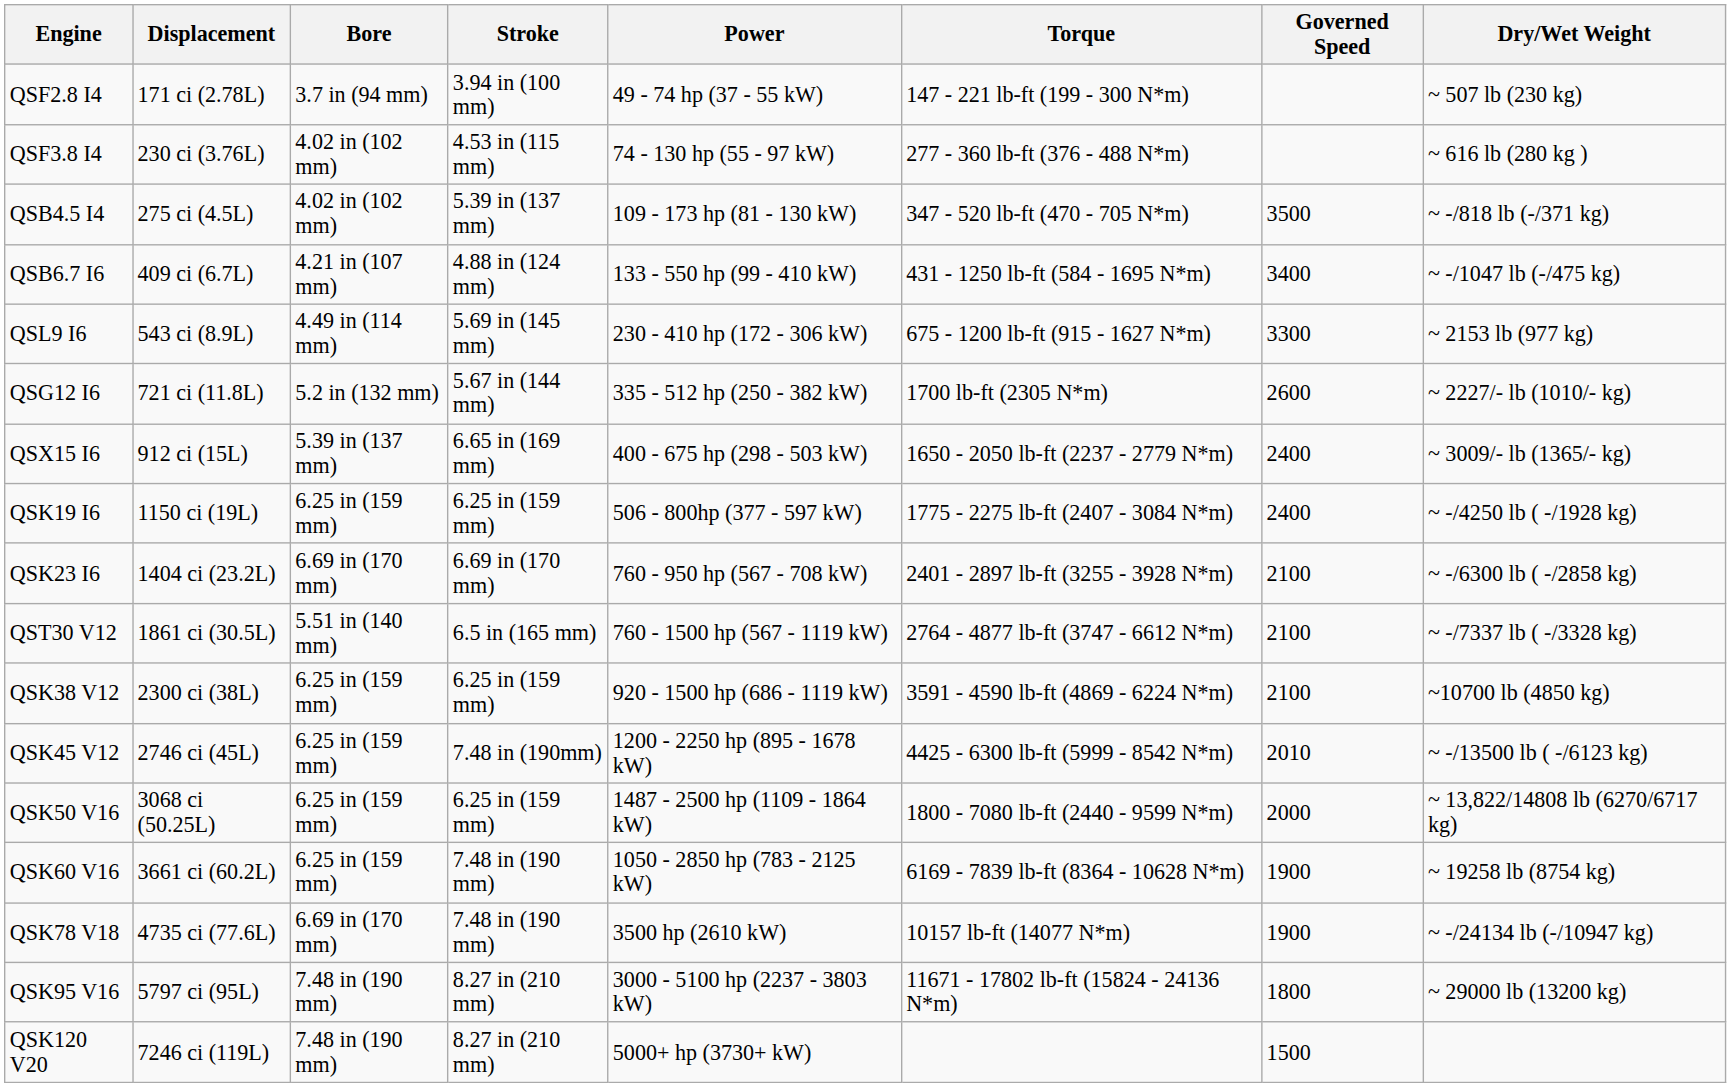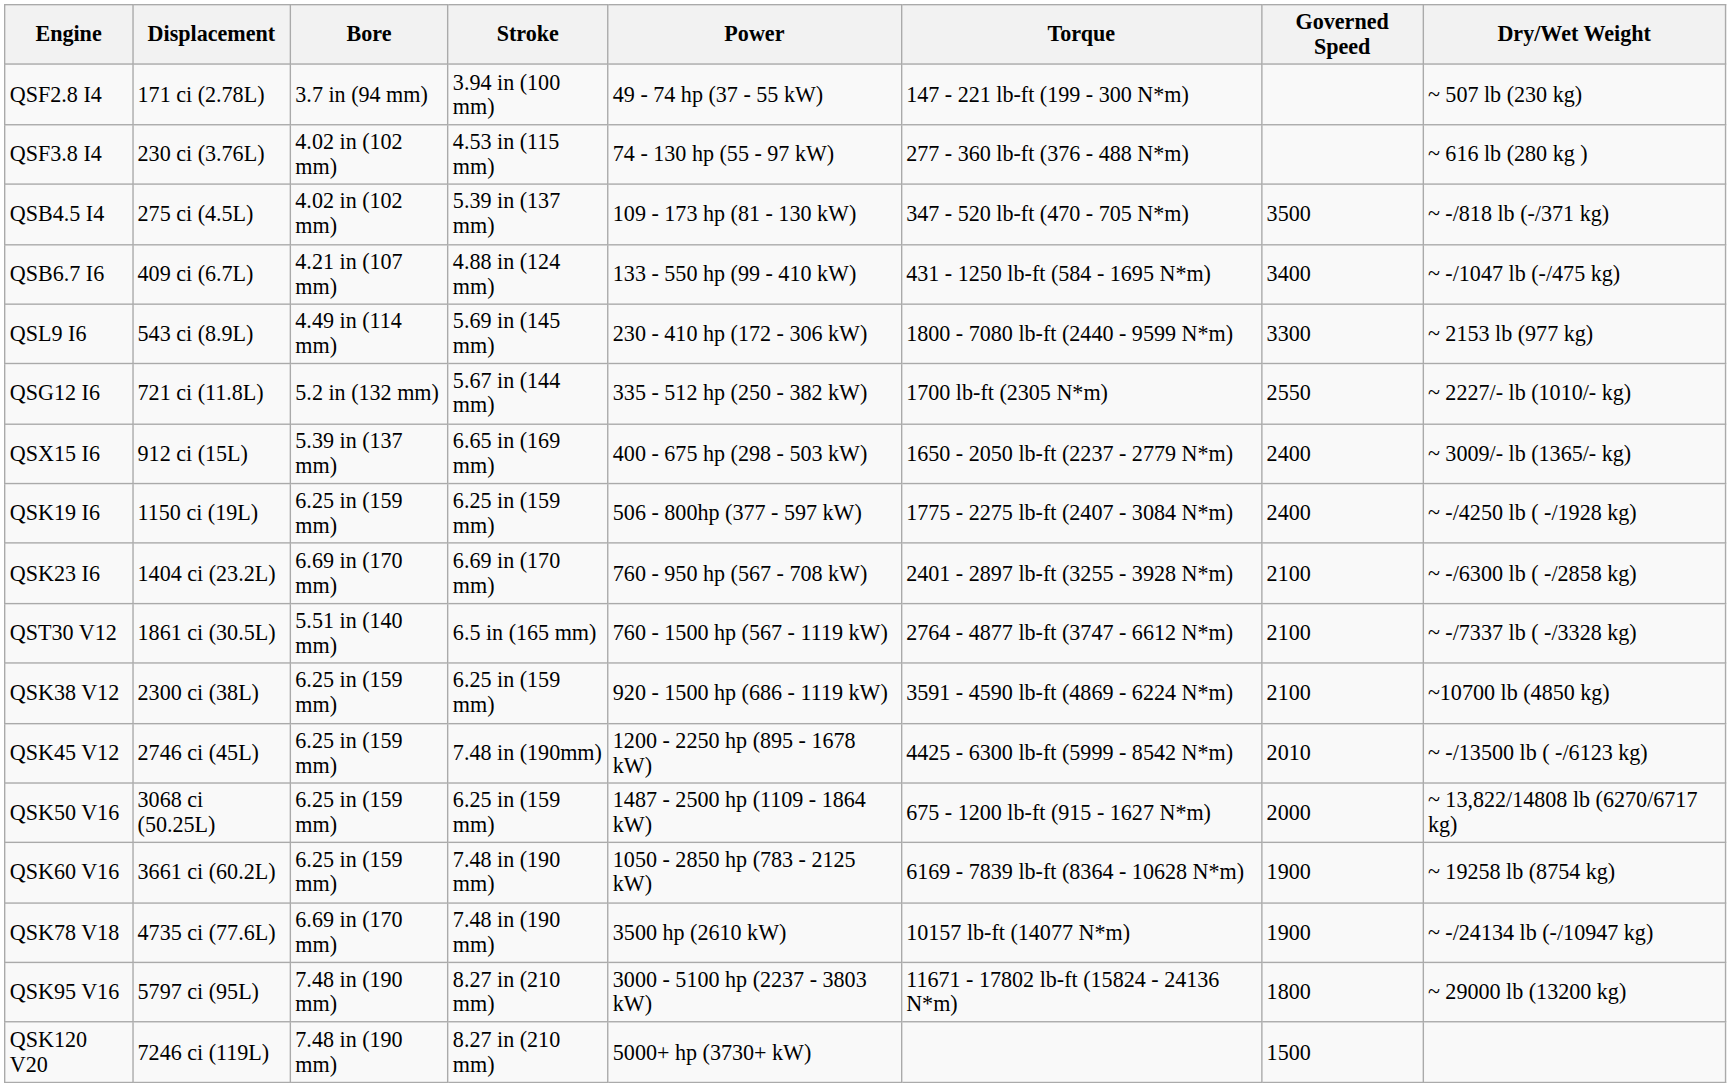(1059, 333) 675 - 1200 lb-ft (915 - 1627 N*m) -> (1070, 333) 1800 - 7080 lb-ft (2440 - 9599 N*m)
(1289, 393) 2600 -> (1289, 393) 2550
(1070, 812) 1800 - 7080 lb-ft (2440 - 9599 N*m) -> (1059, 812) 675 - 1200 lb-ft (915 - 1627 N*m)
